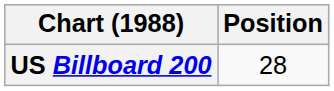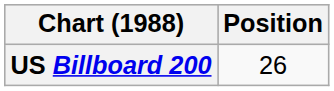(273, 64) 28 -> (273, 64) 26
